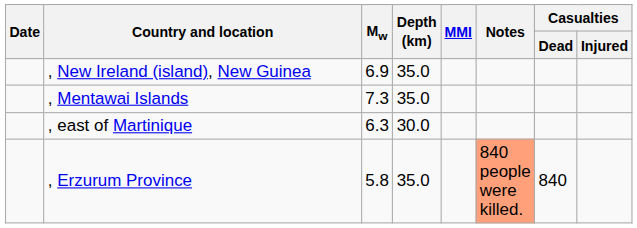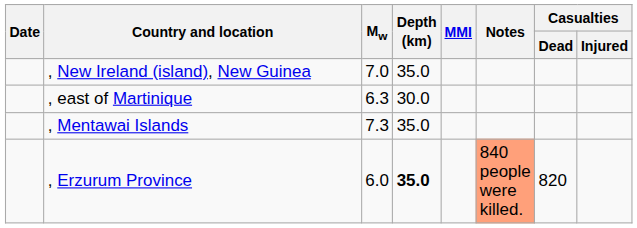(377, 71) 6.9 -> (377, 71) 7.0
rows swapped: (118, 98) <-> (120, 125)
(377, 181) 5.8 -> (377, 181) 6.0
(413, 181) normal -> (413, 181) bold
(553, 181) 840 -> (553, 181) 820
